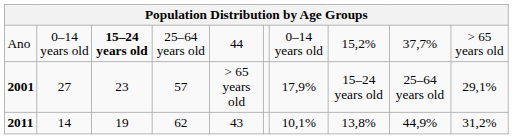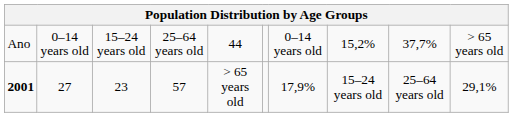(122, 43) bold -> (121, 43) normal
- row: (20, 123)
